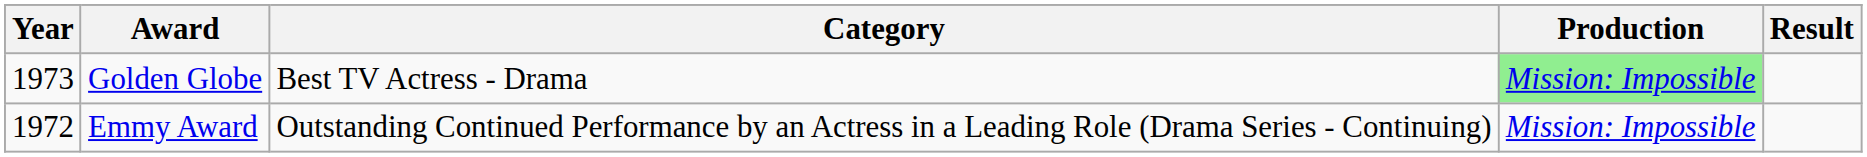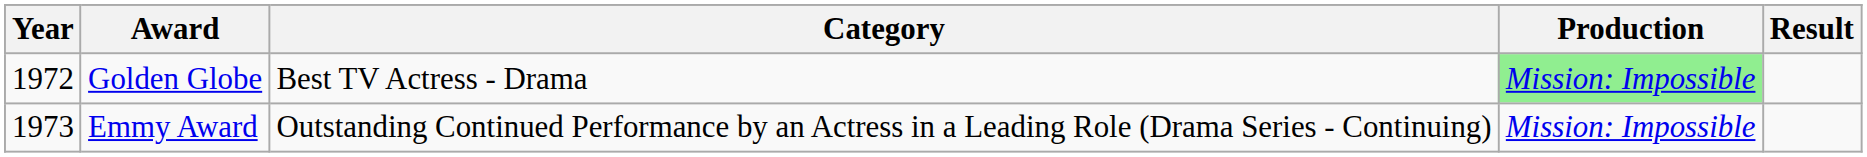(43, 77) 1973 -> (43, 77) 1972
(43, 126) 1972 -> (43, 126) 1973
